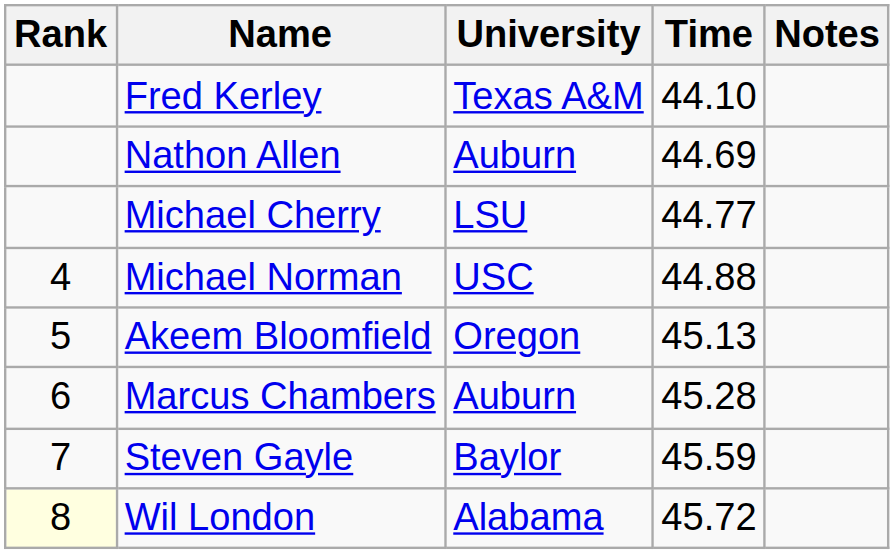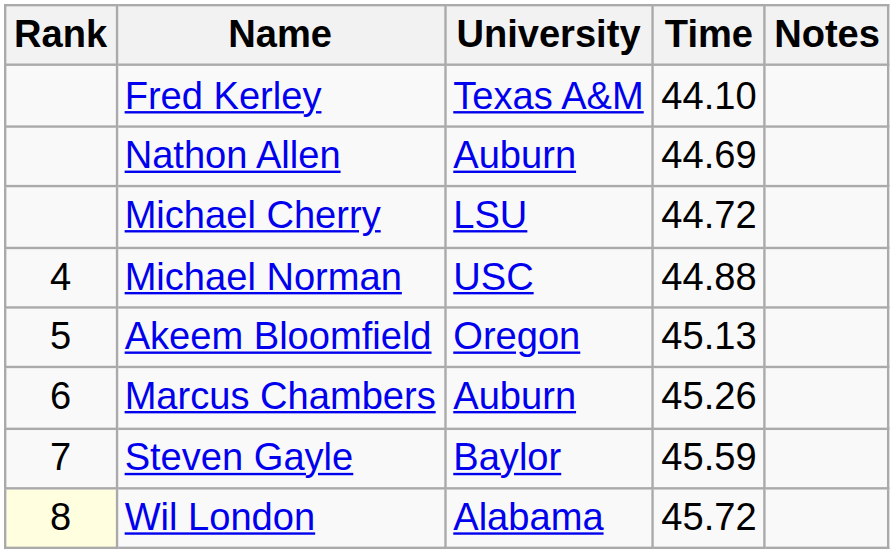(709, 215) 44.77 -> (709, 215) 44.72
(709, 397) 45.28 -> (709, 397) 45.26
